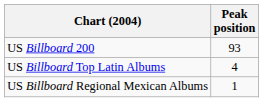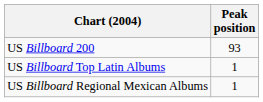(235, 67) 4 -> (235, 67) 1
